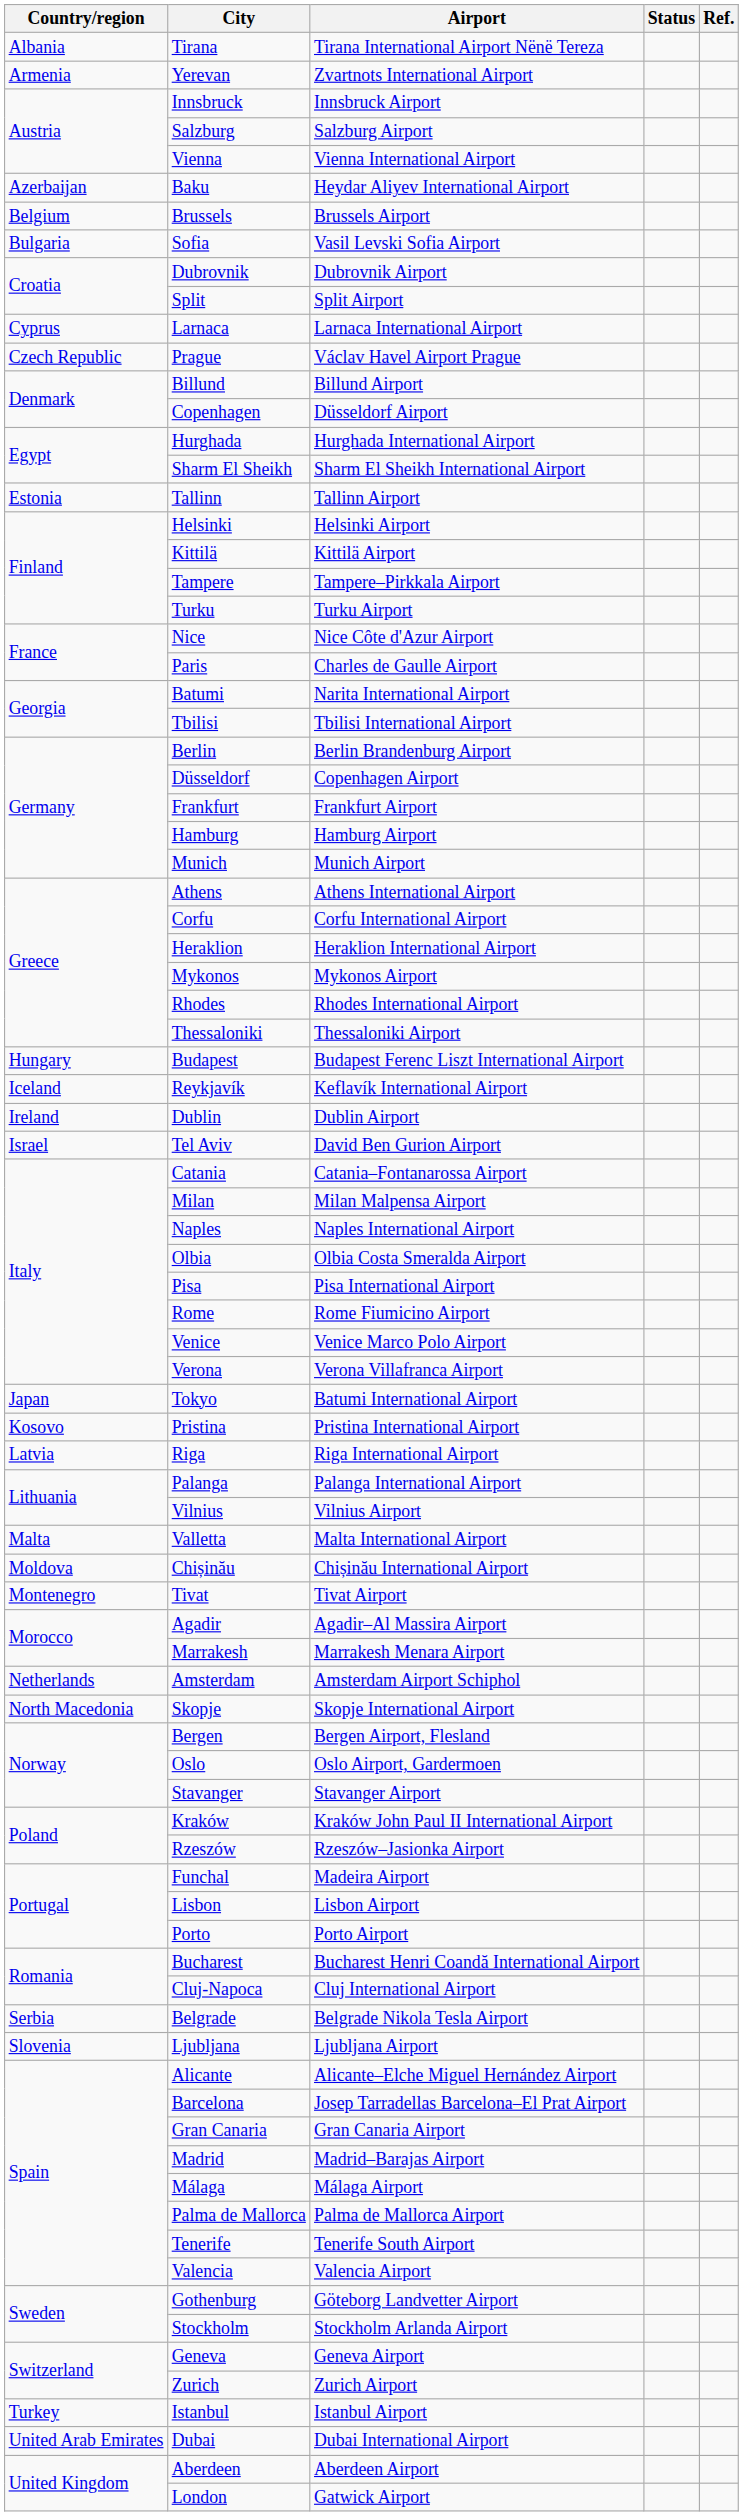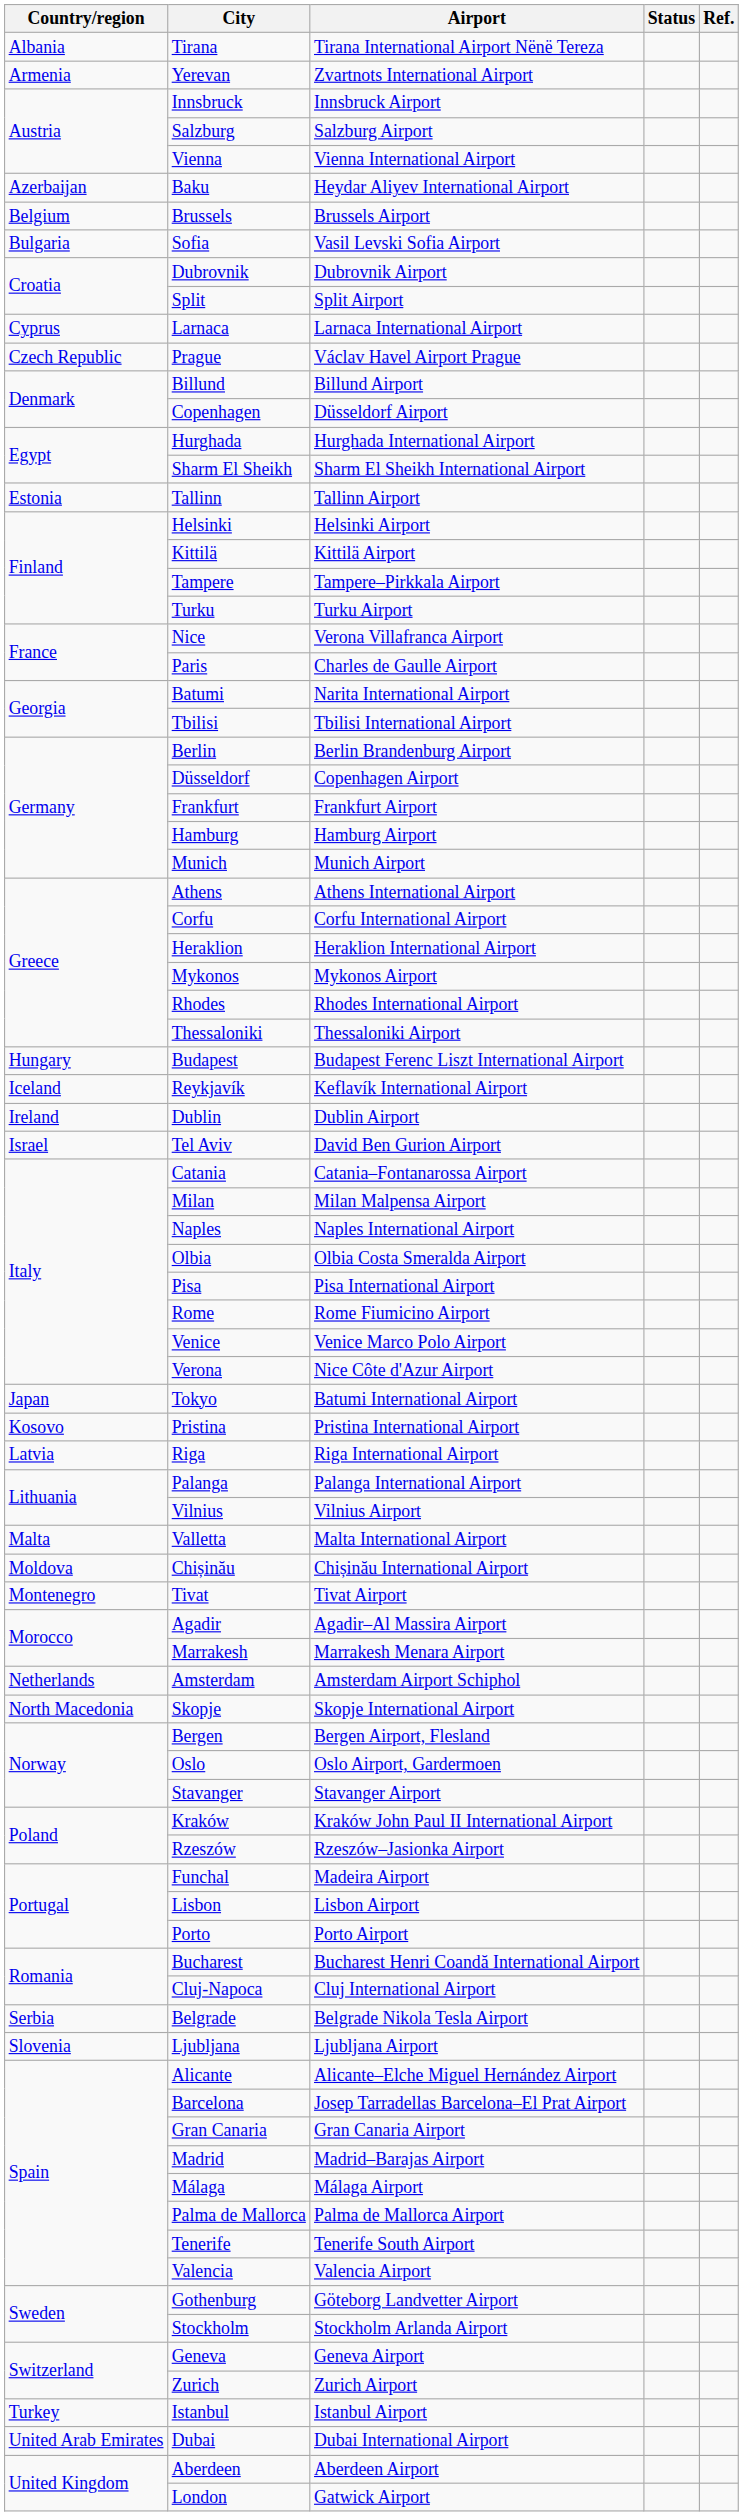(404, 638) Nice Côte d'Azur Airport -> (408, 638) Verona Villafranca Airport
(408, 1370) Verona Villafranca Airport -> (404, 1370) Nice Côte d'Azur Airport
